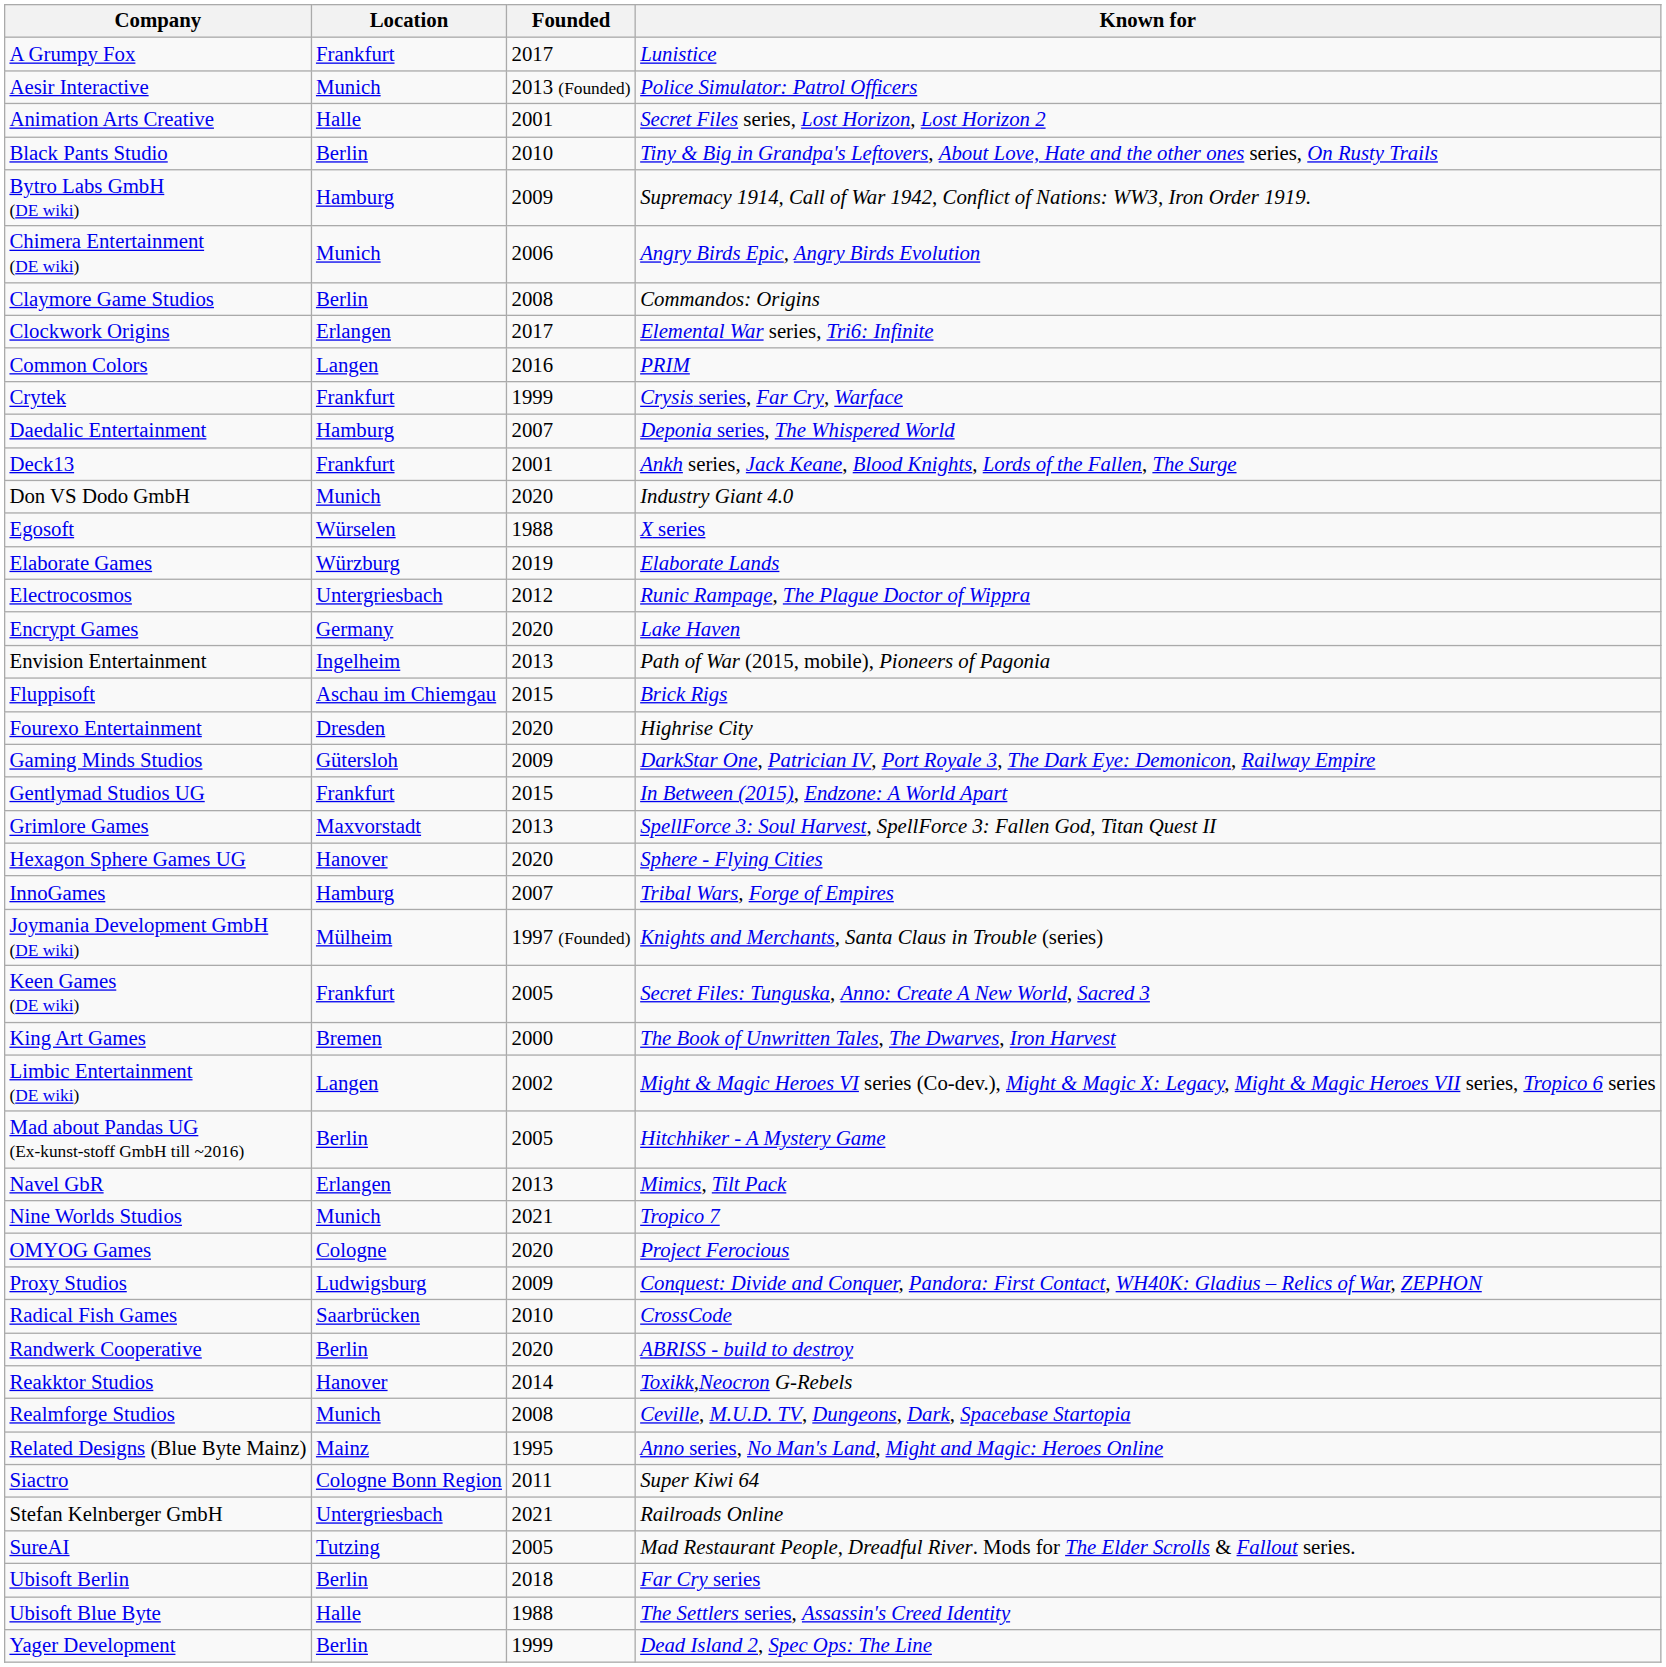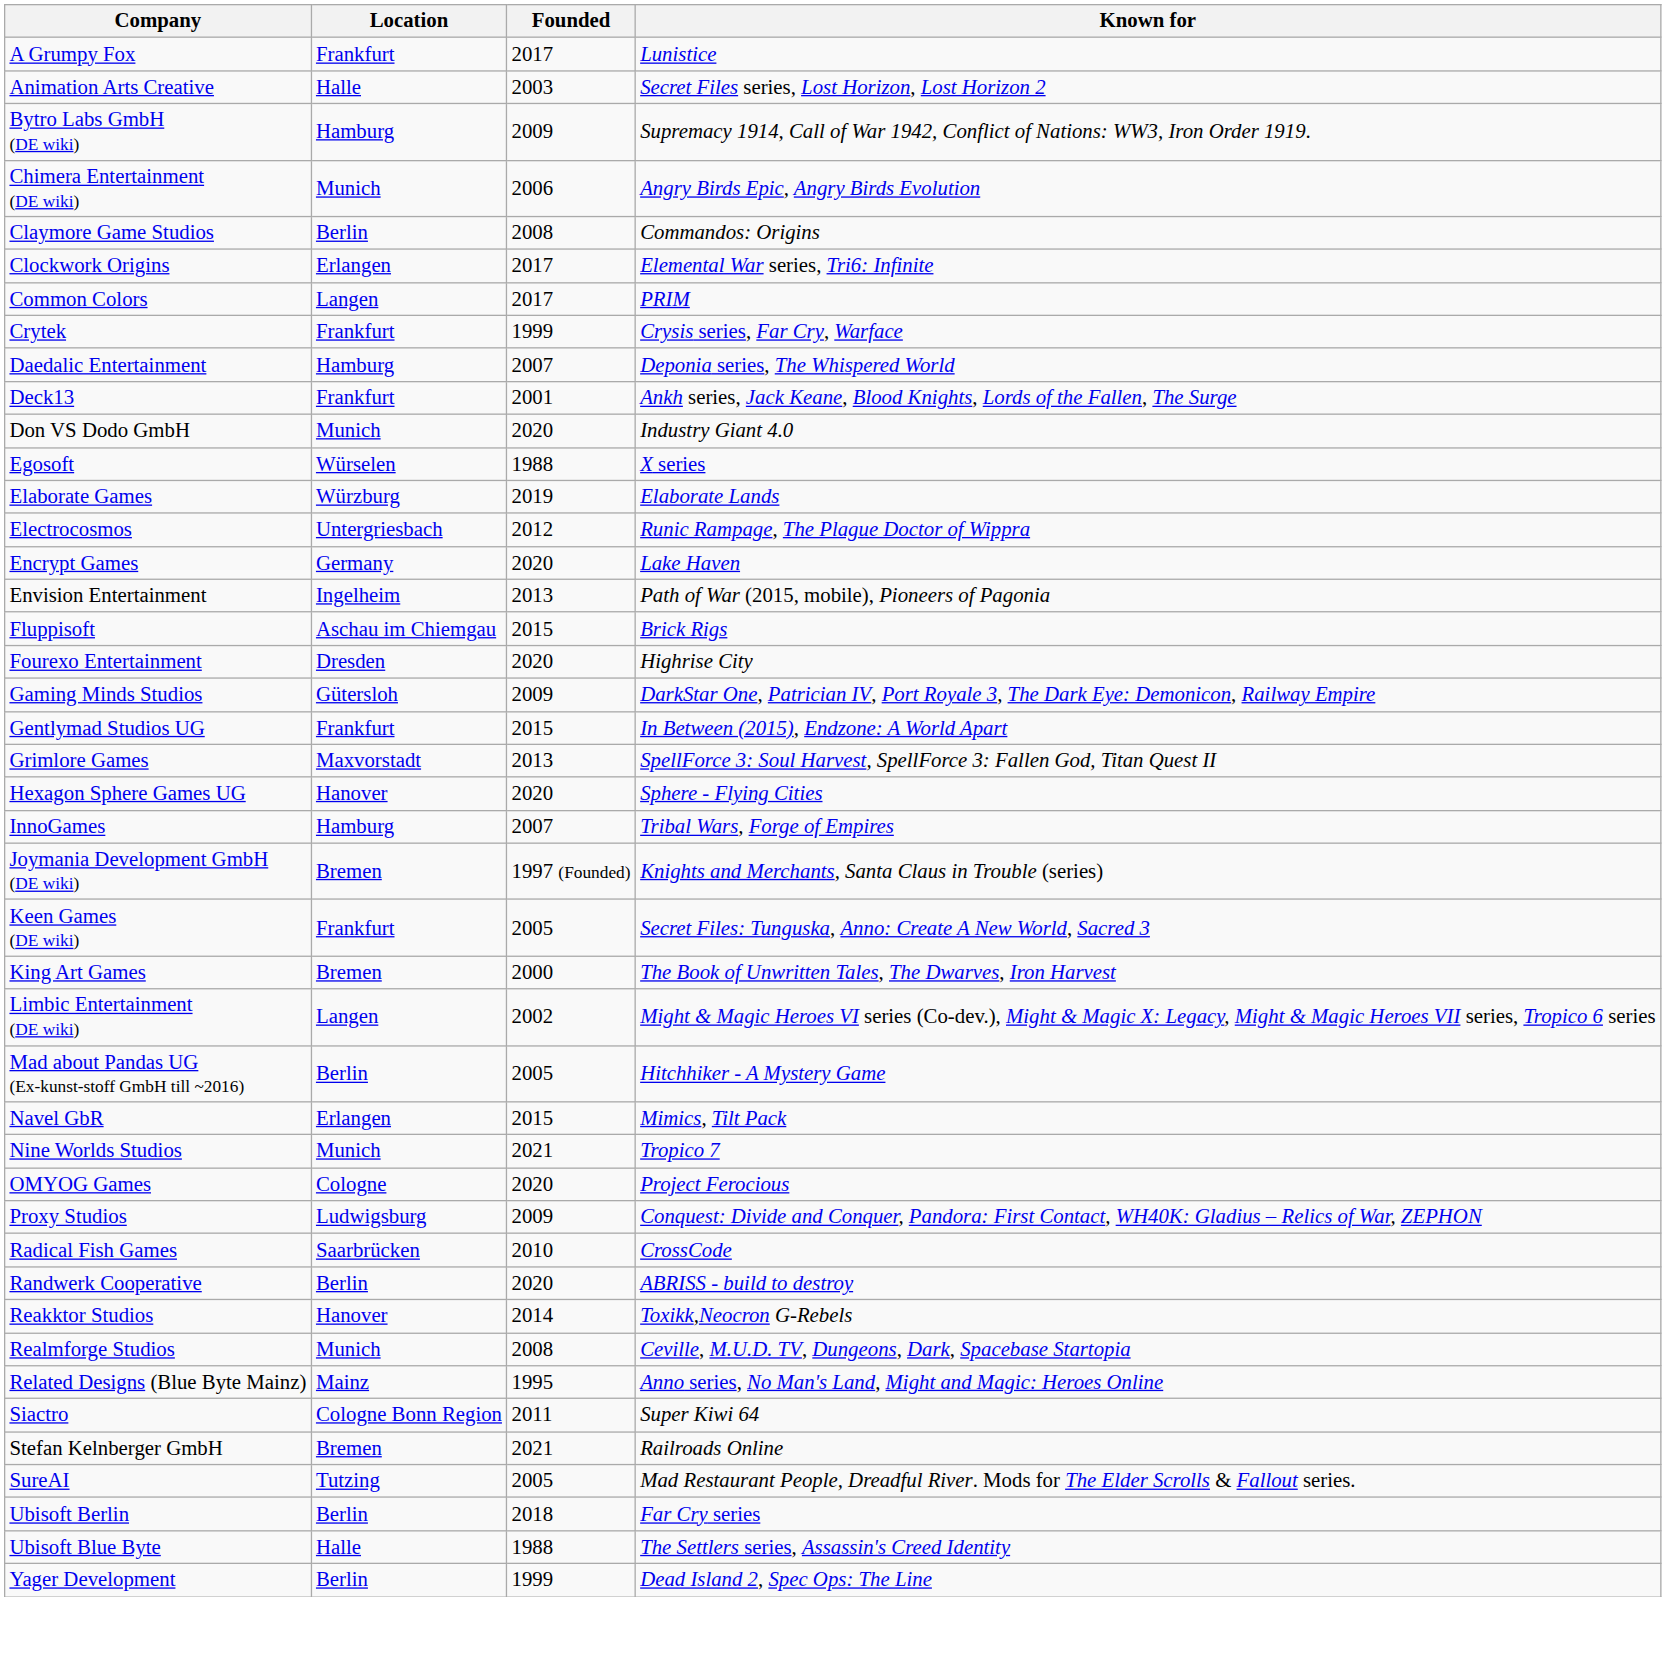- row: (79, 86)
(532, 119) 2001 -> (532, 86) 2003
- row: (89, 152)
(532, 364) 2016 -> (532, 298) 2017
(354, 937) Mülheim -> (349, 871) Bremen
(532, 1184) 2013 -> (532, 1118) 2015
(379, 1513) Untergriesbach -> (349, 1447) Bremen
